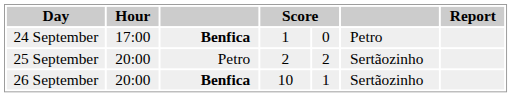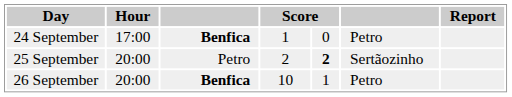(326, 58) normal -> (326, 58) bold
(383, 79) Sertãozinho -> (362, 79) Petro
